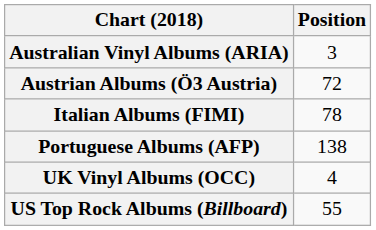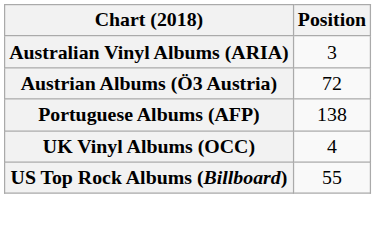- row: (149, 114)
